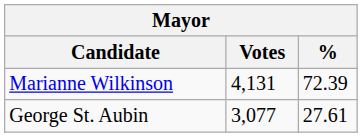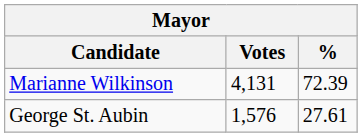(253, 115) 3,077 -> (253, 115) 1,576
